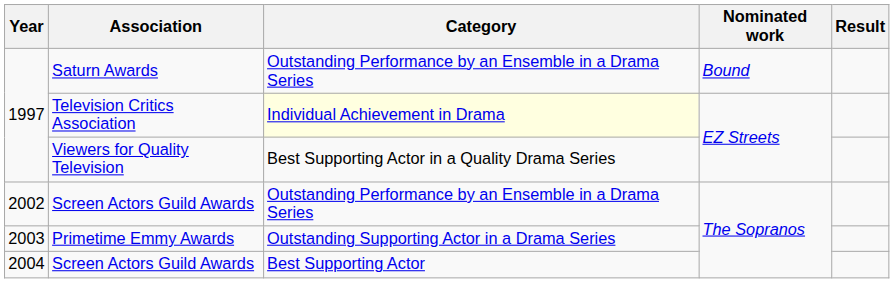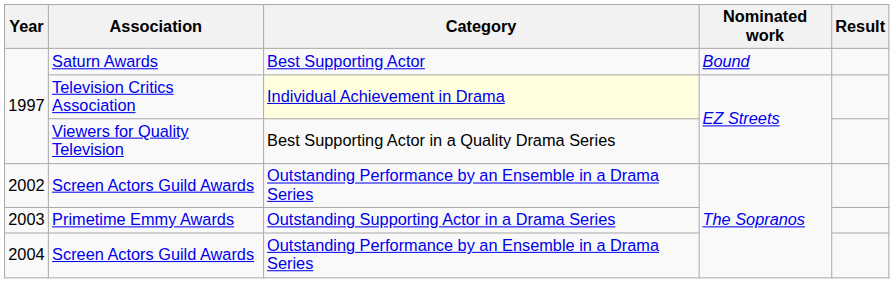(463, 70) Outstanding Performance by an Ensemble in a Drama Series -> (346, 61) Best Supporting Actor
(346, 264) Best Supporting Actor -> (463, 255) Outstanding Performance by an Ensemble in a Drama Series
